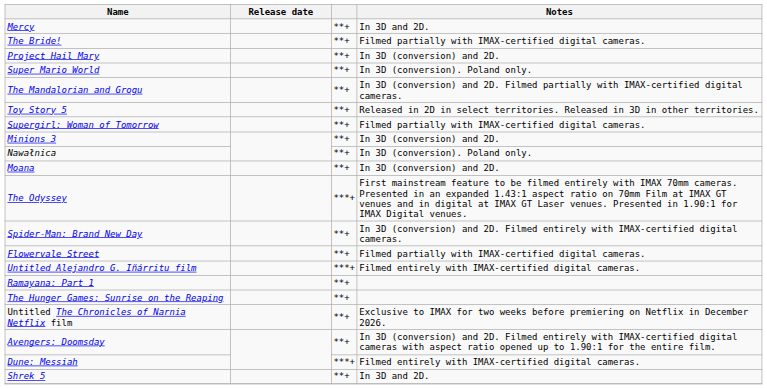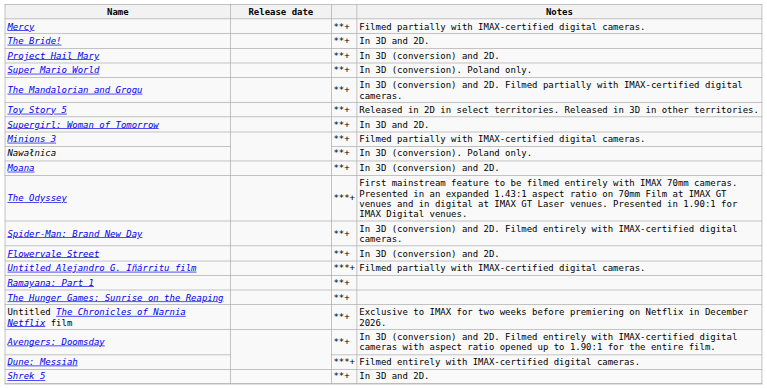(394, 26) In 3D and 2D. -> (502, 26) Filmed partially with IMAX-certified digital cameras.
(502, 41) Filmed partially with IMAX-certified digital cameras. -> (394, 41) In 3D and 2D.
(502, 124) Filmed partially with IMAX-certified digital cameras. -> (394, 124) In 3D and 2D.
(429, 139) In 3D (conversion) and 2D. -> (502, 139) Filmed partially with IMAX-certified digital cameras.
(502, 253) Filmed partially with IMAX-certified digital cameras. -> (429, 253) In 3D (conversion) and 2D.
(500, 268) Filmed entirely with IMAX-certified digital cameras. -> (502, 268) Filmed partially with IMAX-certified digital cameras.
